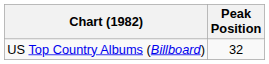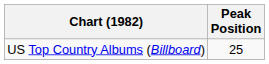(236, 49) 32 -> (236, 49) 25
